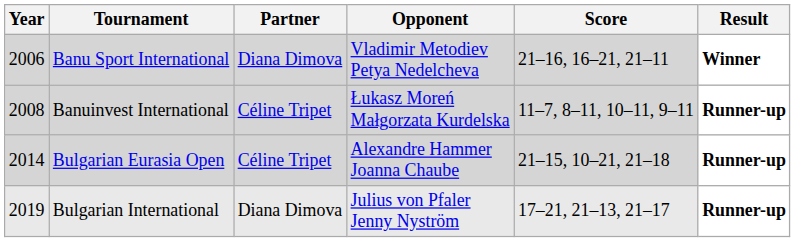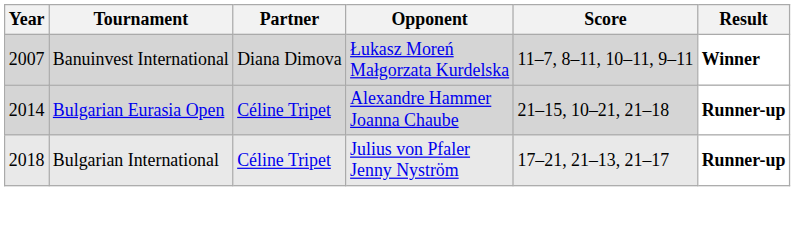- row: (141, 59)
(27, 110) 2008 -> (27, 59) 2007
(285, 110) Céline Tripet -> (289, 59) Diana Dimova
(744, 110) Runner-up -> (731, 59) Winner
(27, 211) 2019 -> (27, 160) 2018
(290, 211) Diana Dimova -> (284, 160) Céline Tripet
